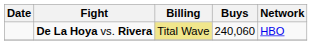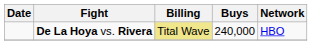(235, 31) 240,060 -> (235, 31) 240,000
